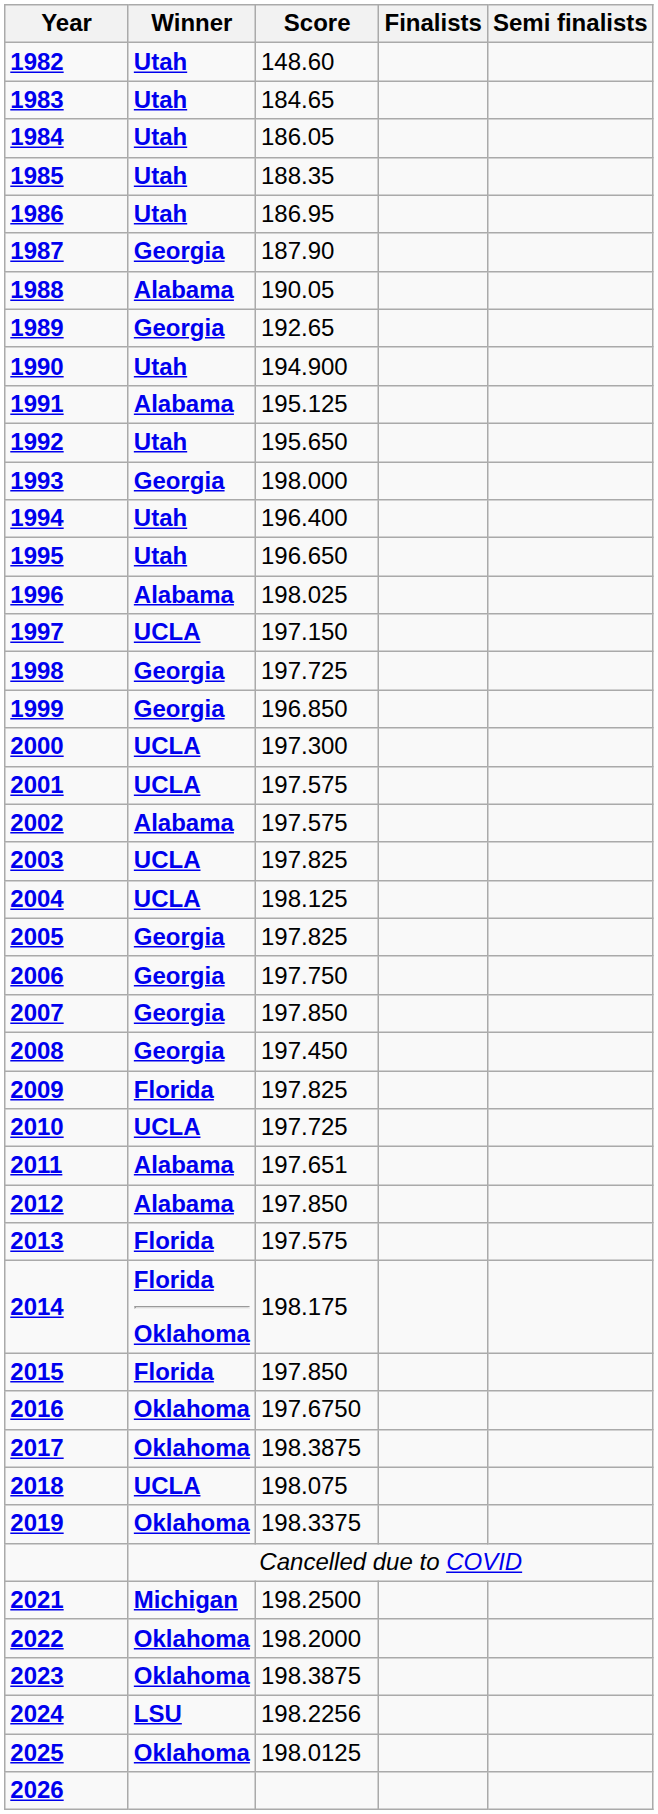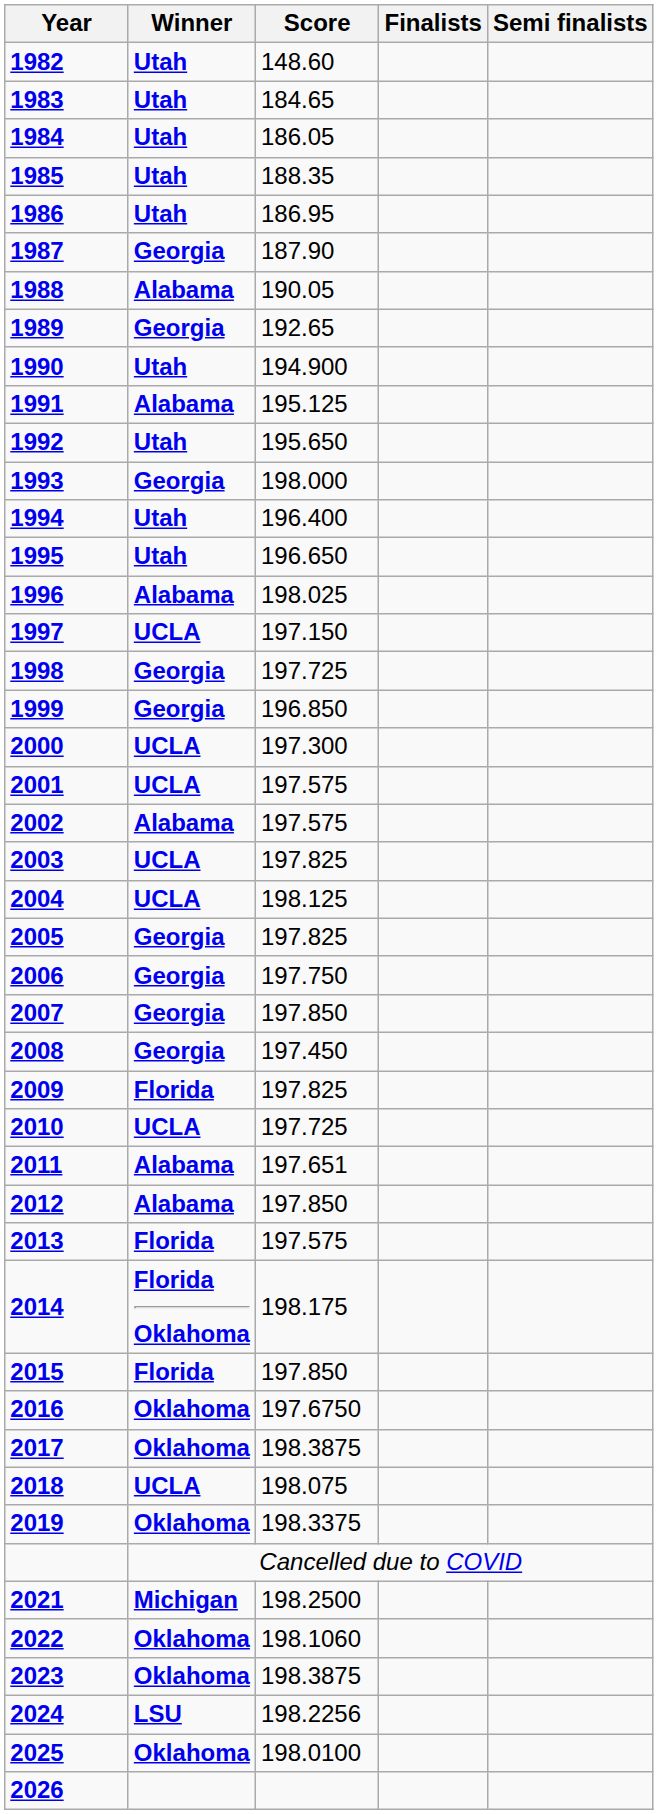(311, 1638) 198.2000 -> (311, 1638) 198.1060
(311, 1752) 198.0125 -> (311, 1752) 198.0100
